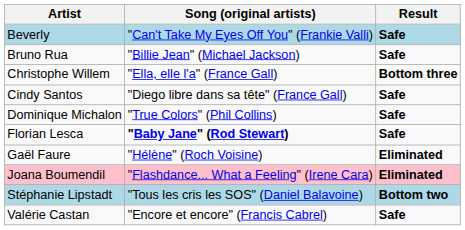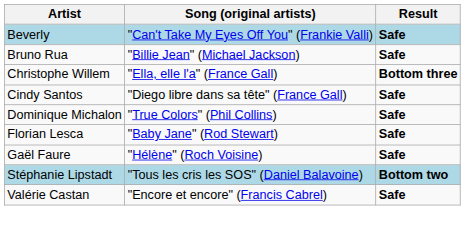(208, 134) bold -> (203, 134) normal
(411, 154) Eliminated -> (392, 154) Safe
- row: (56, 174)
